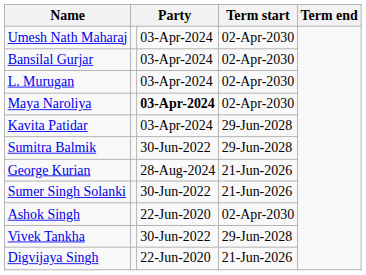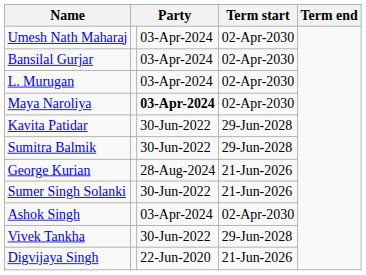(177, 125) 03-Apr-2024 -> (175, 125) 30-Jun-2022
(175, 214) 22-Jun-2020 -> (177, 214) 03-Apr-2024
